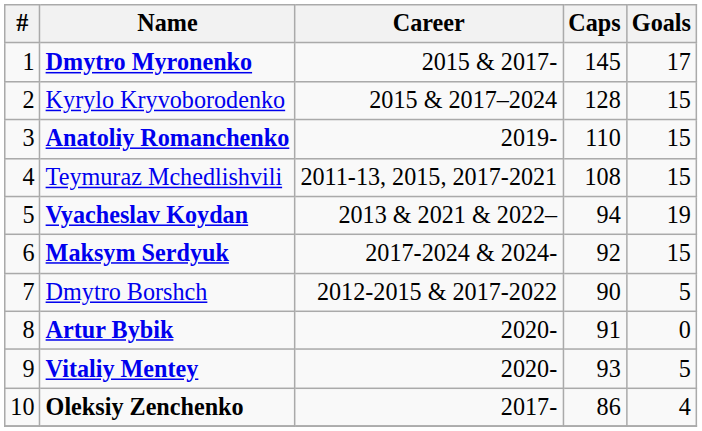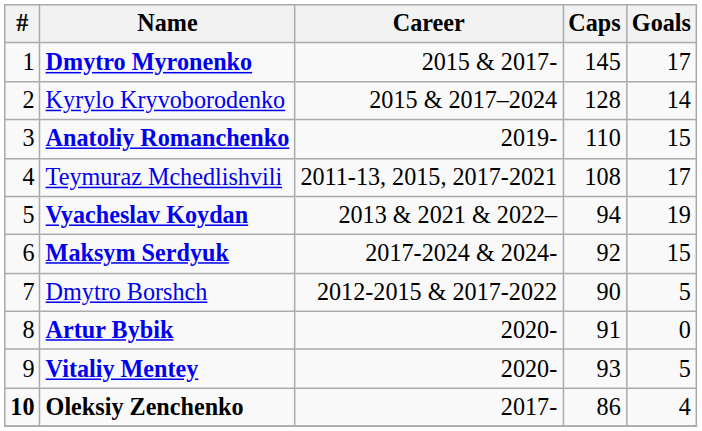(679, 100) 15 -> (679, 100) 14
(679, 176) 15 -> (679, 176) 17
(22, 406) normal -> (22, 406) bold
